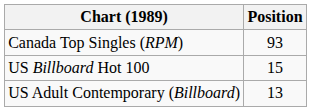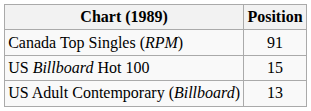(275, 42) 93 -> (275, 42) 91
